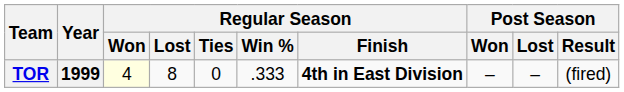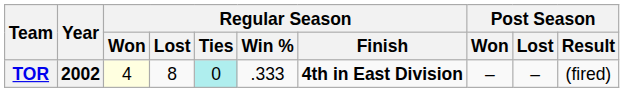(81, 74) 1999 -> (81, 74) 2002
(216, 74) no background -> (216, 74) paleturquoise background
